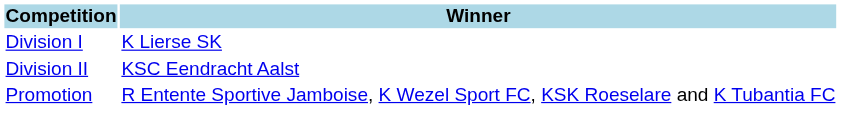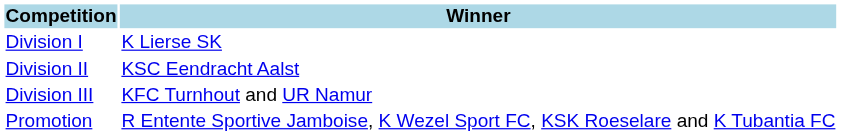+ row: (49, 94)
